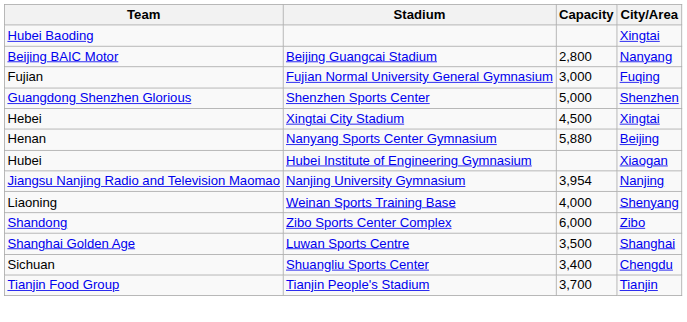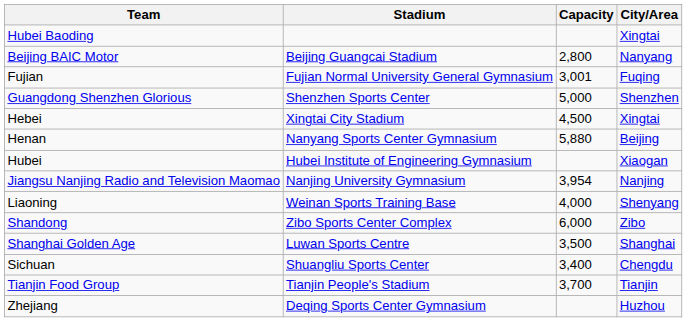(575, 77) 3,000 -> (575, 77) 3,001
+ row: (33, 306)
